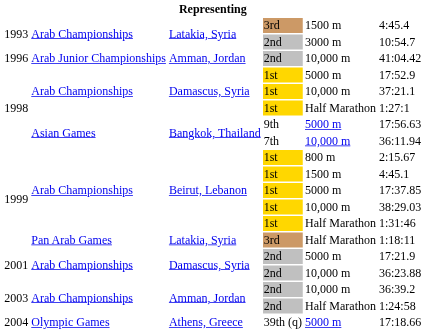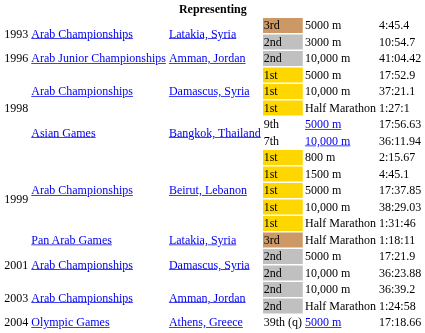(323, 25) 1500 m -> (323, 25) 5000 m
